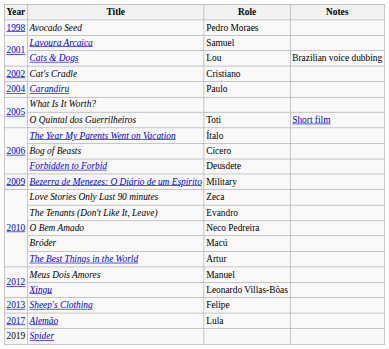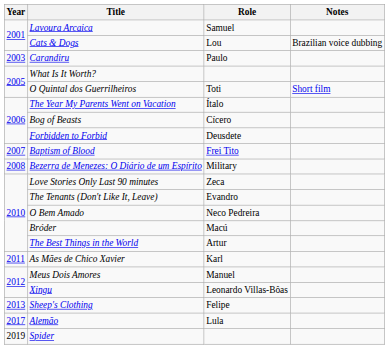- row: (56, 28)
- row: (53, 74)
(16, 89) 2004 -> (16, 58) 2003
+ row: (62, 151)
(16, 182) 2009 -> (16, 166) 2008
+ row: (77, 259)
